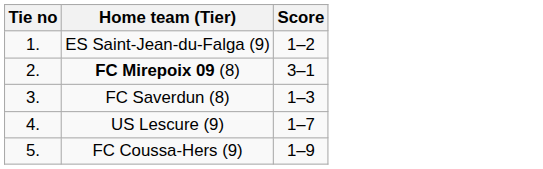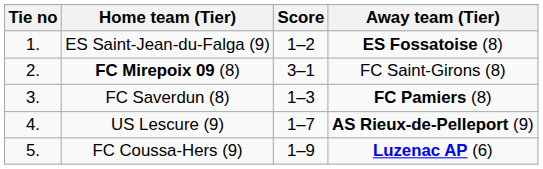+ column: (433, 17)
